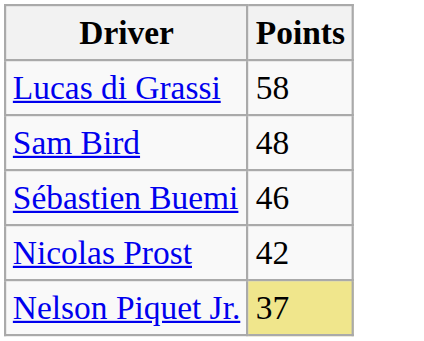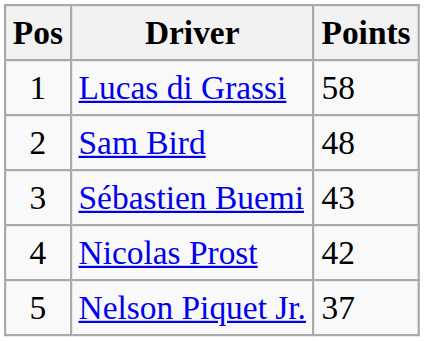+ column: (38, 32)
(273, 197) 46 -> (338, 197) 43
(273, 307) khaki background -> (338, 307) no background
